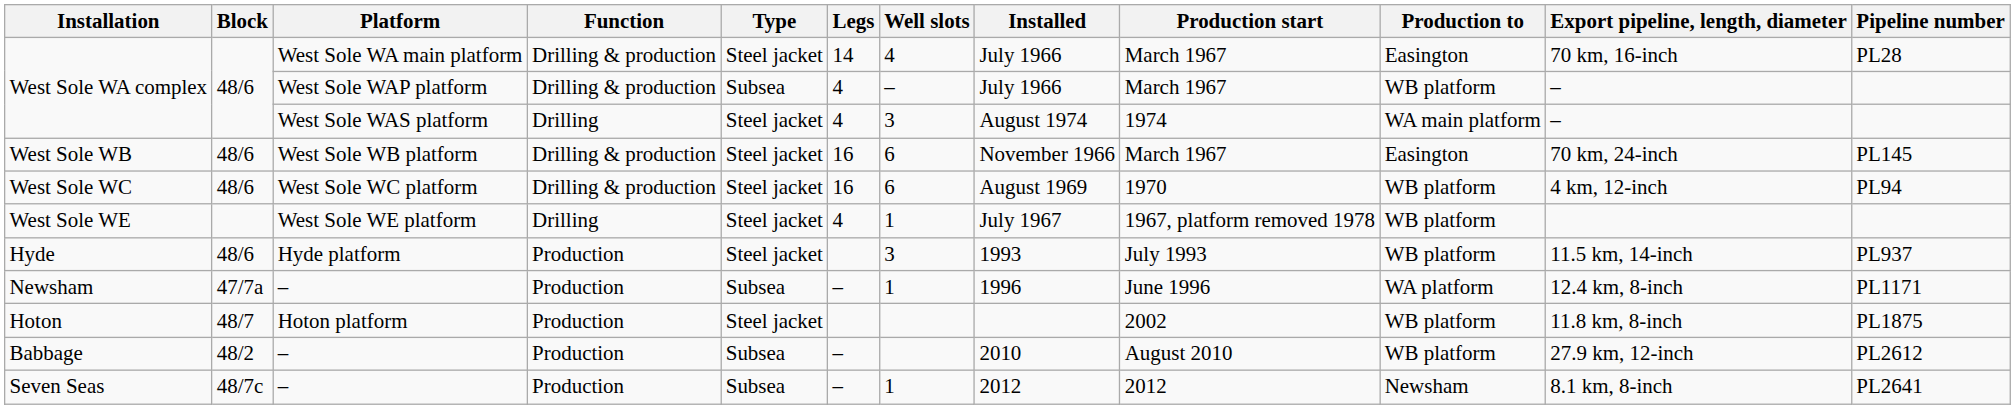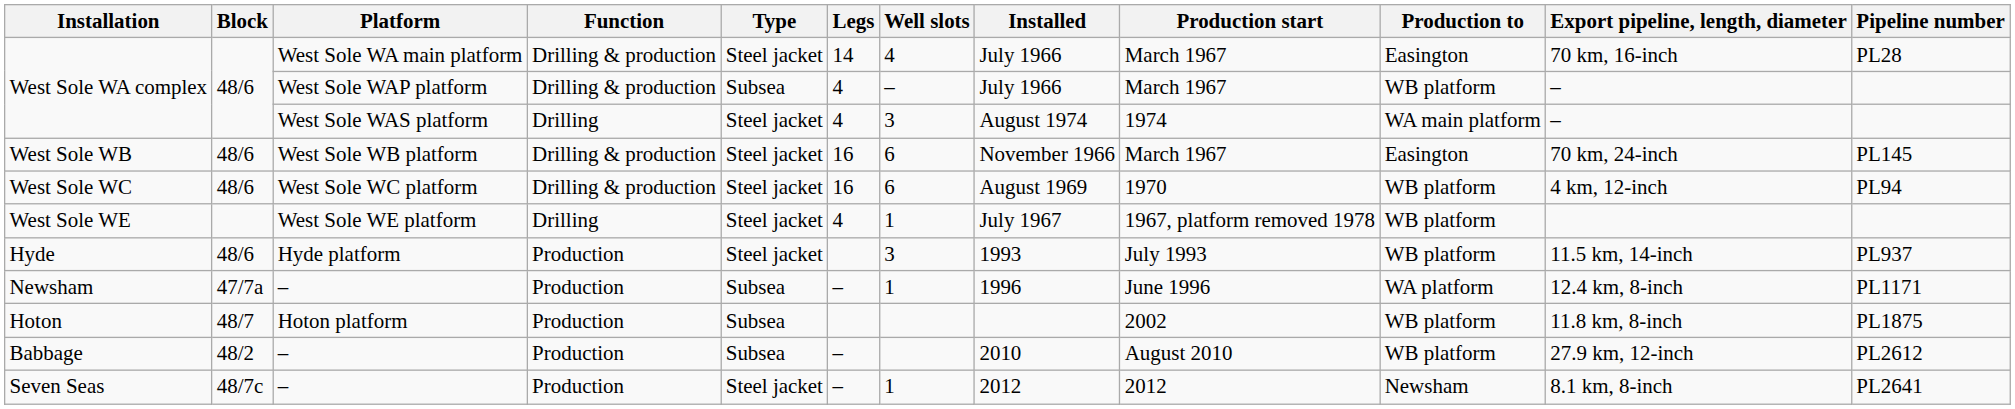(774, 320) Steel jacket -> (755, 320) Subsea
(755, 386) Subsea -> (774, 386) Steel jacket
